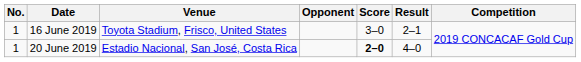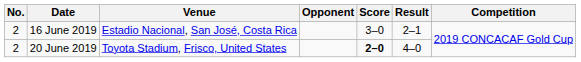(16, 30) 1 -> (16, 30) 2
(194, 30) Toyota Stadium, Frisco, United States -> (199, 30) Estadio Nacional, San José, Costa Rica
(16, 48) 1 -> (16, 48) 2
(199, 48) Estadio Nacional, San José, Costa Rica -> (194, 48) Toyota Stadium, Frisco, United States
